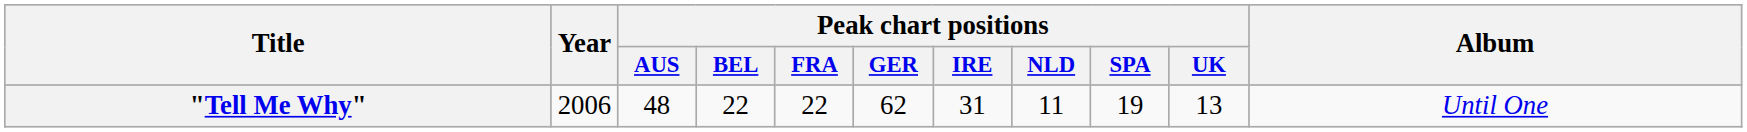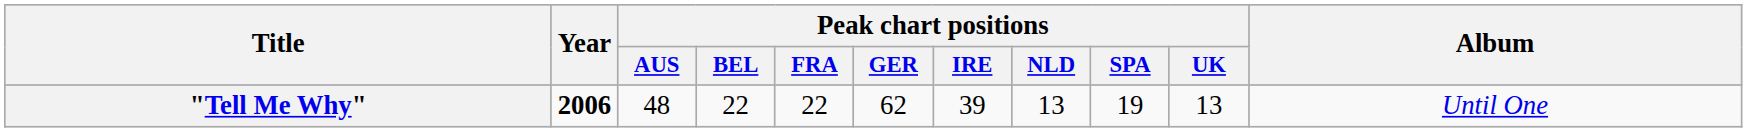(584, 105) normal -> (584, 105) bold
(972, 105) 31 -> (972, 105) 39
(1051, 105) 11 -> (1051, 105) 13
